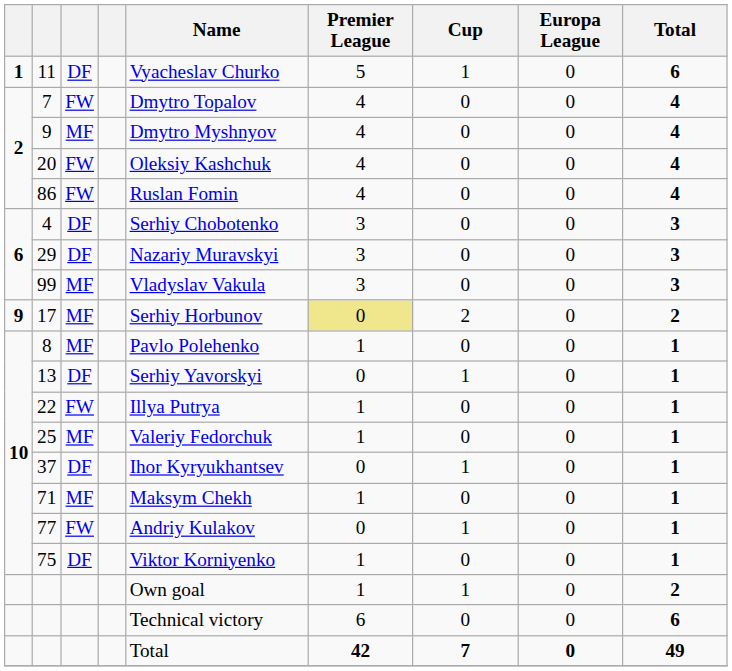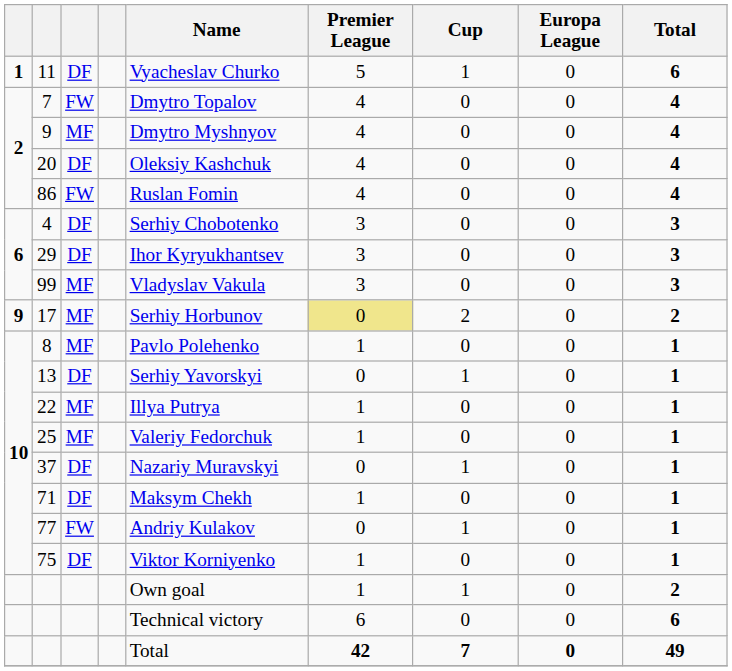(80, 163) FW -> (80, 163) DF
(204, 254) Nazariy Muravskyi -> (207, 254) Ihor Kyryukhantsev
(80, 406) FW -> (80, 406) MF
(207, 467) Ihor Kyryukhantsev -> (204, 467) Nazariy Muravskyi
(80, 498) MF -> (80, 498) DF
